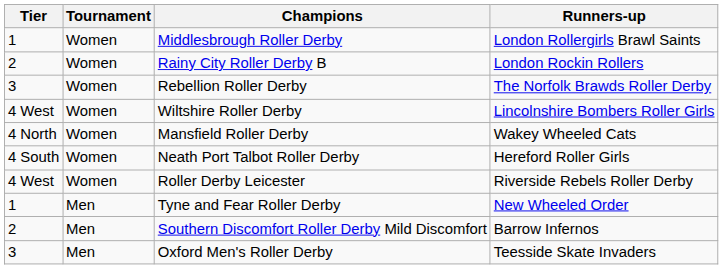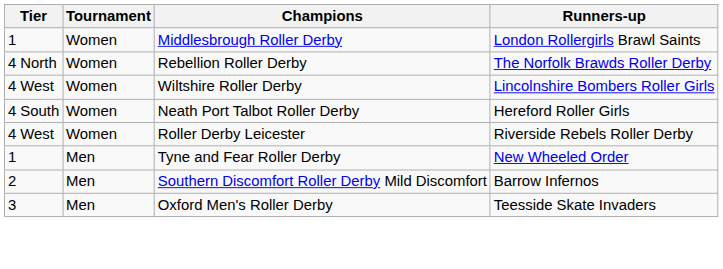- row: (242, 63)
(12, 87) 3 -> (32, 63) 4 North
- row: (233, 134)
